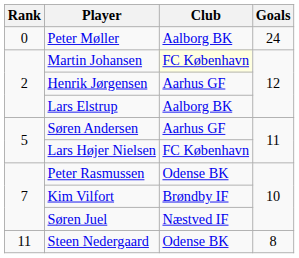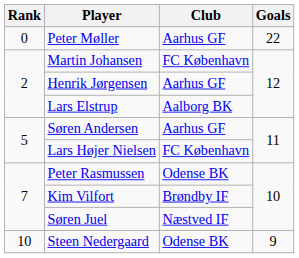(197, 38) Aalborg BK -> (194, 38) Aarhus GF
(273, 38) 24 -> (273, 38) 22
(206, 60) lightyellow background -> (206, 60) no background
(24, 241) 11 -> (24, 241) 10
(273, 241) 8 -> (273, 241) 9
